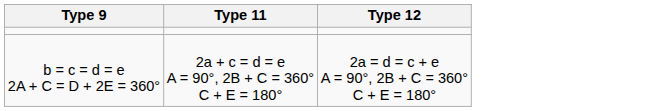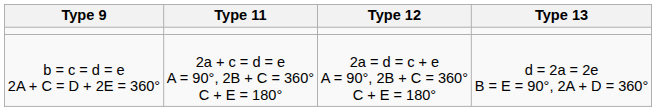+ column: (562, 16)
